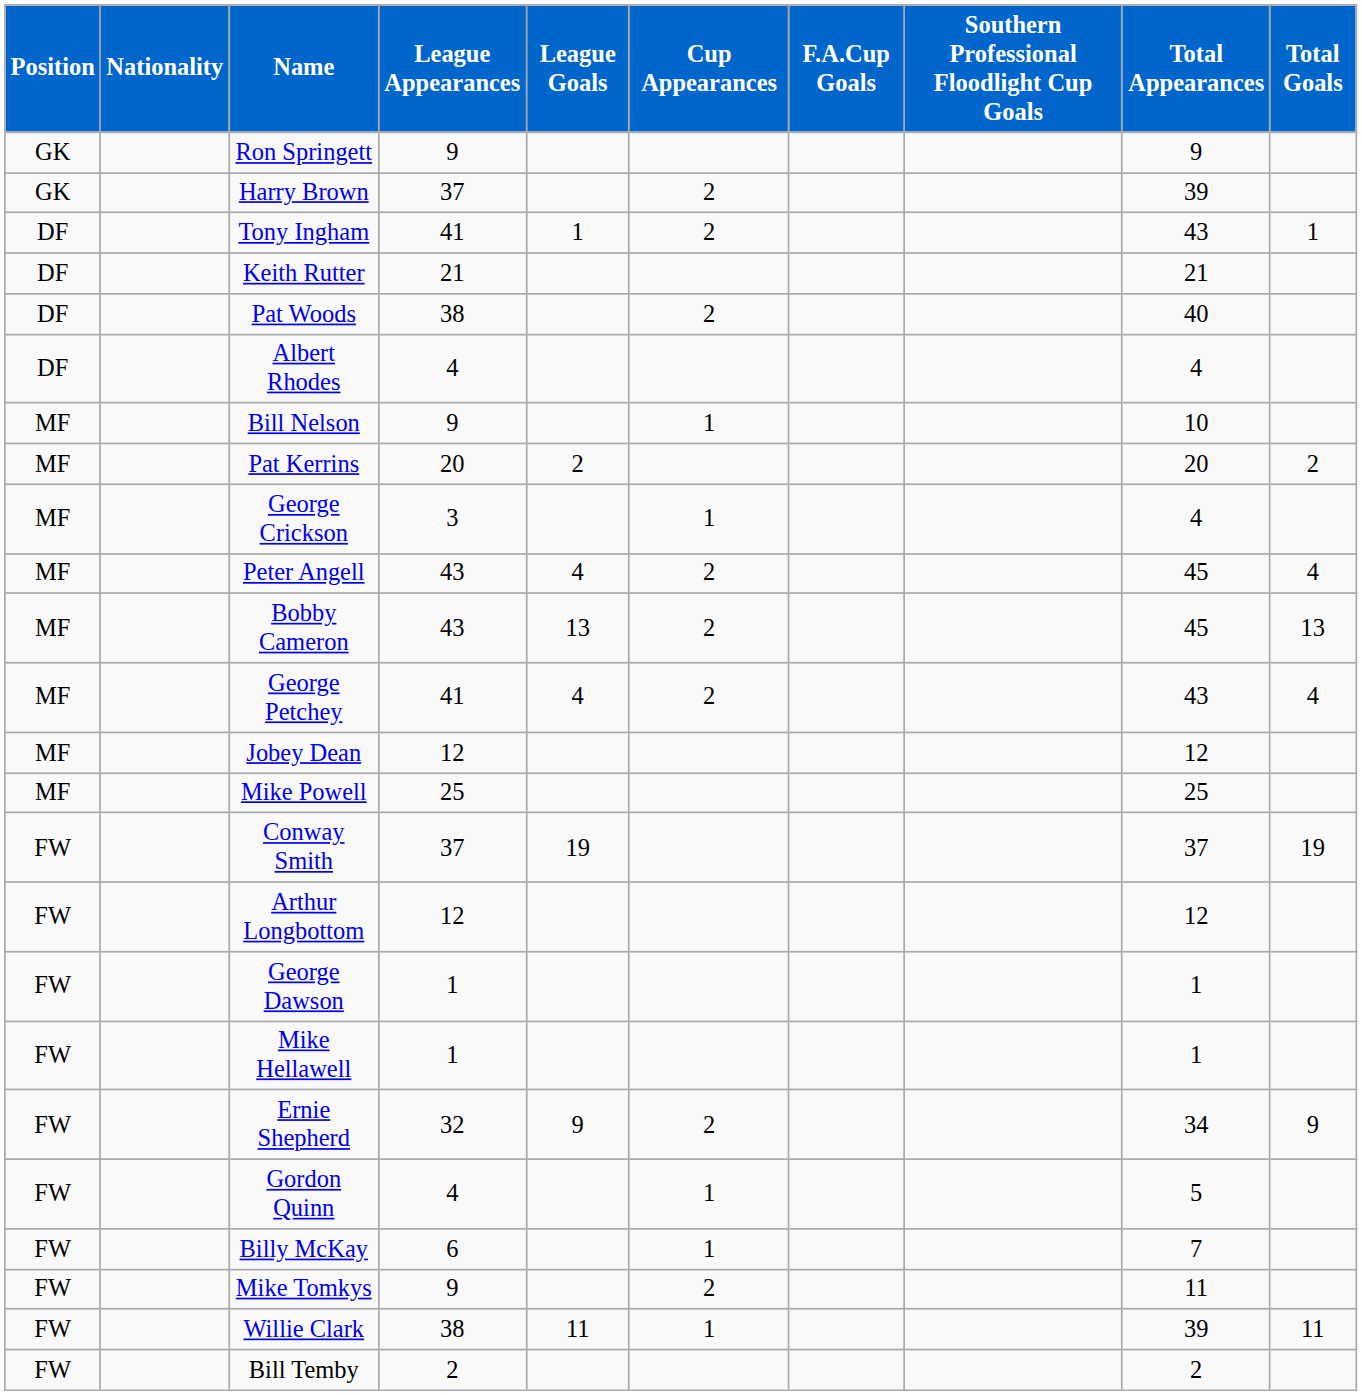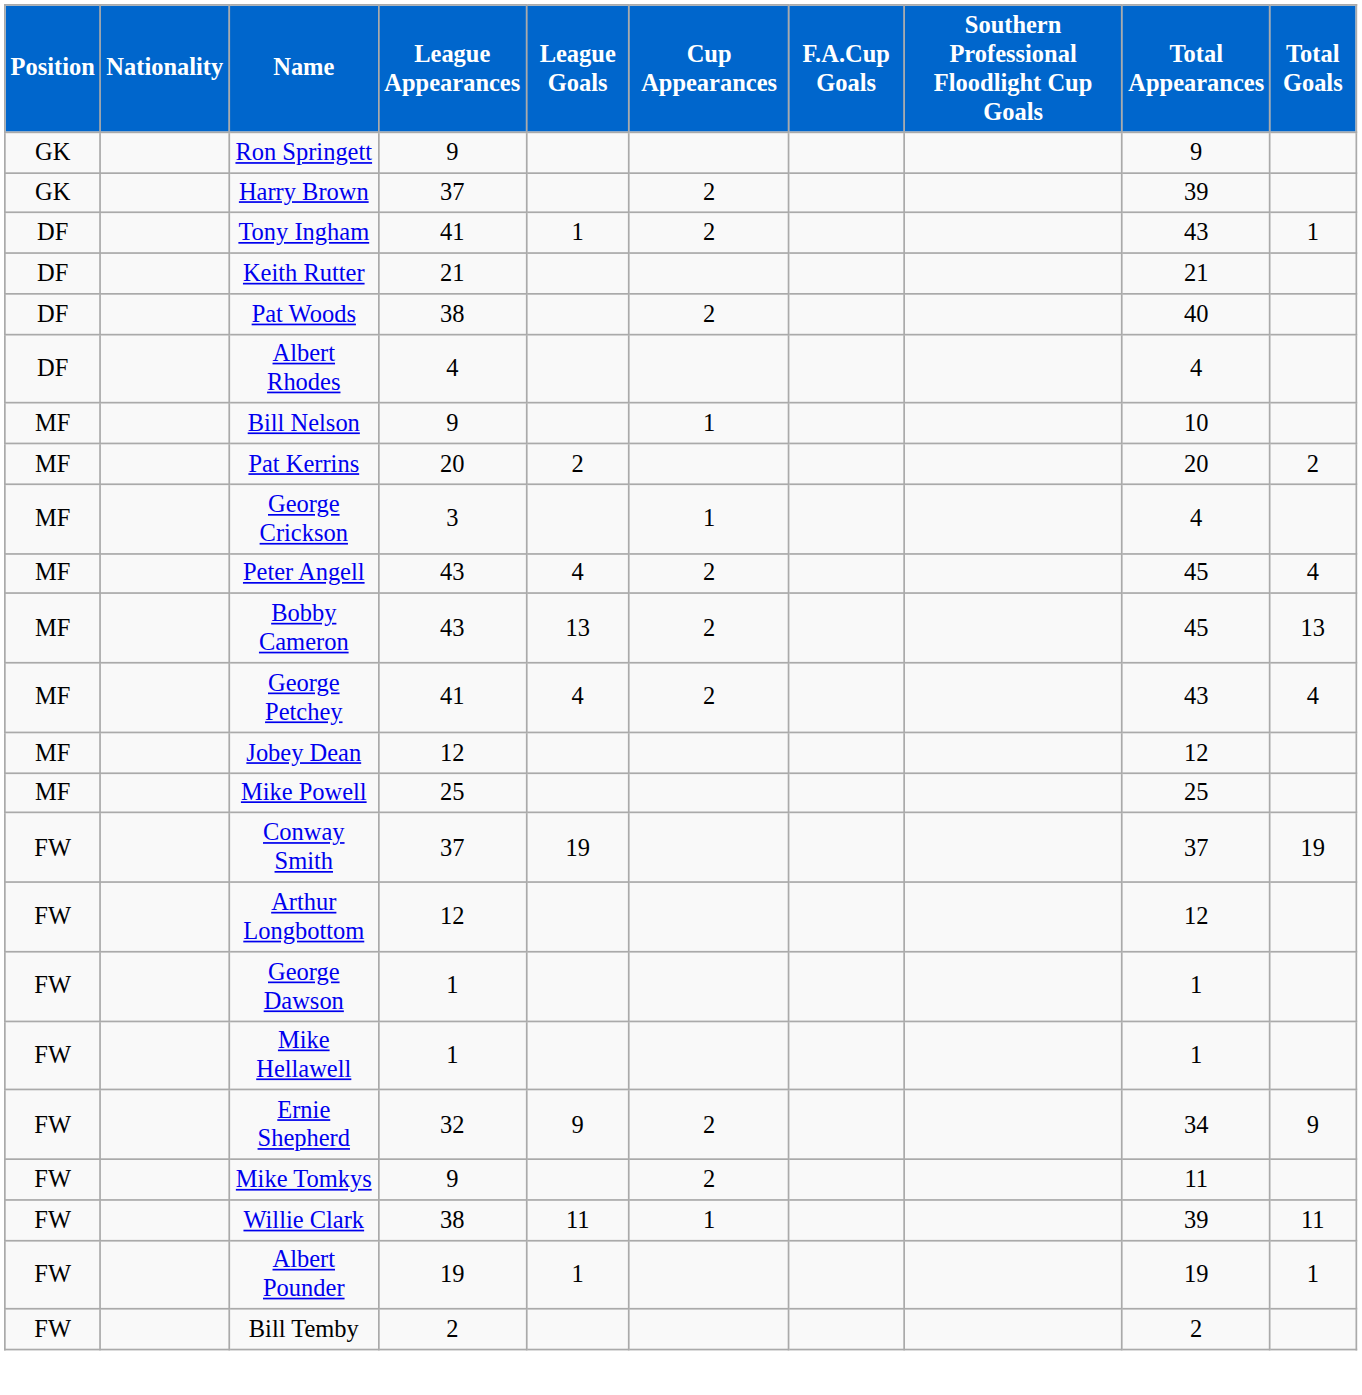- row: (304, 1193)
- row: (304, 1248)
+ row: (304, 1274)
